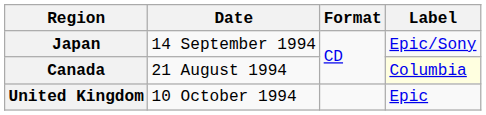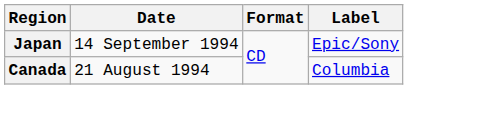(428, 70) lightyellow background -> (351, 70) no background
- row: (76, 97)
